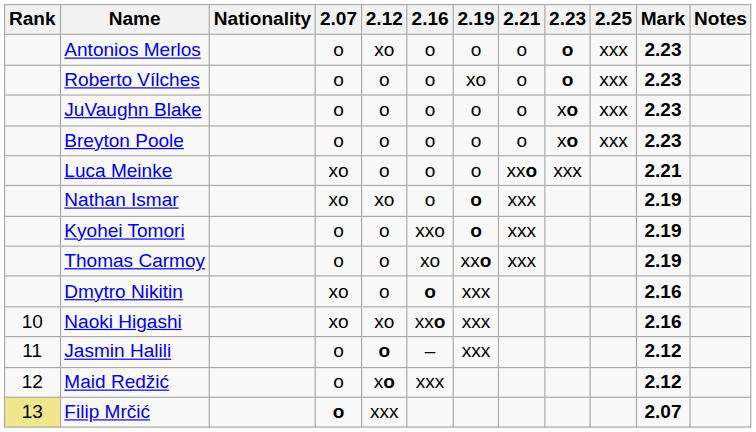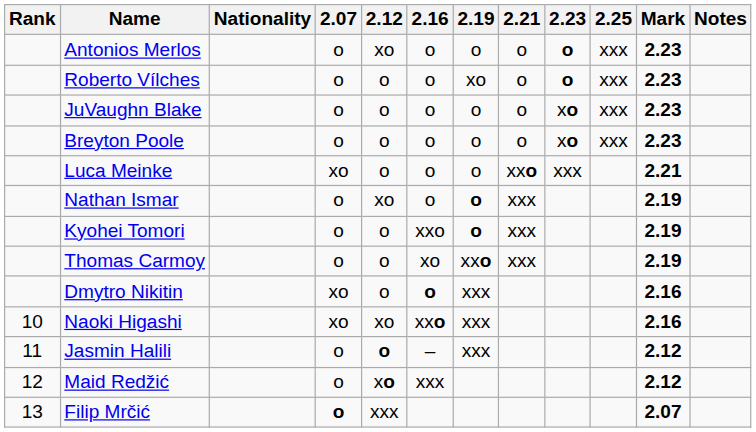(338, 200) xo -> (338, 200) o
(32, 412) khaki background -> (32, 412) no background
